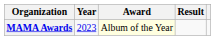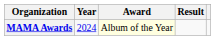(87, 27) 2023 -> (87, 27) 2024
